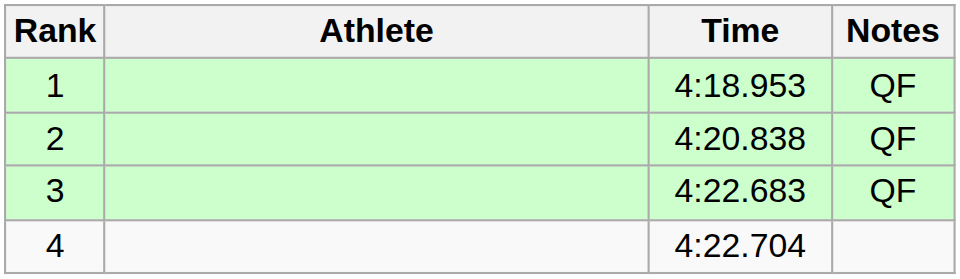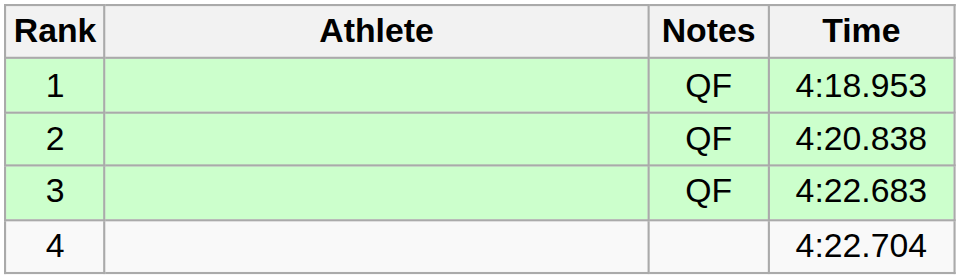columns swapped: (740, 31) <-> (893, 31)
